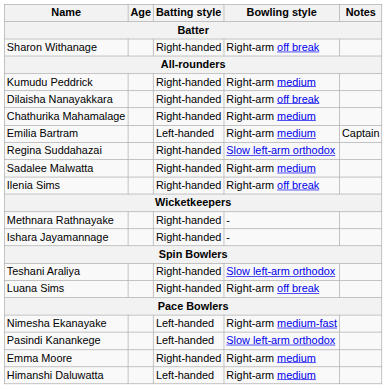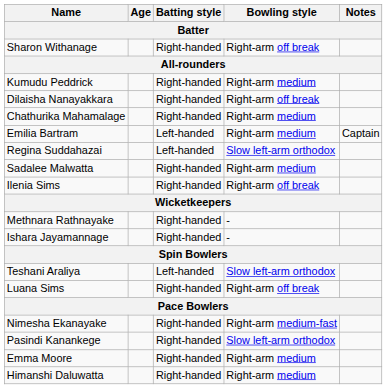(189, 151) Right-handed -> (185, 151) Left-handed
(189, 271) Right-handed -> (185, 271) Left-handed
(185, 323) Left-handed -> (189, 323) Right-handed
(185, 340) Left-handed -> (189, 340) Right-handed
(185, 375) Left-handed -> (189, 375) Right-handed
